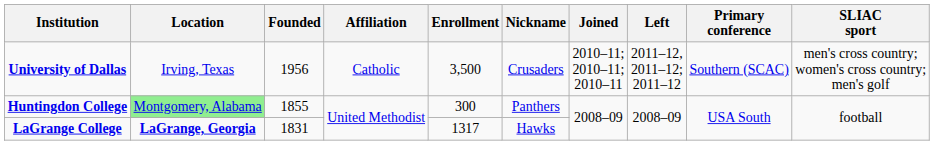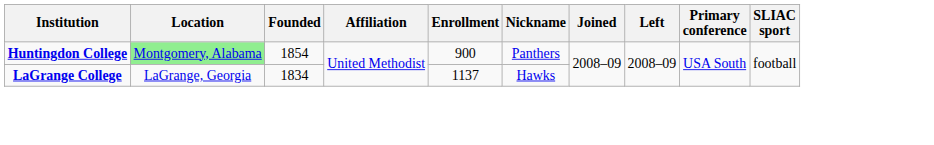- row: (67, 68)
(294, 106) 1855 -> (294, 53) 1854
(465, 106) 300 -> (465, 53) 900
(198, 128) bold -> (198, 75) normal
(294, 128) 1831 -> (294, 75) 1834
(465, 128) 1317 -> (465, 75) 1137
